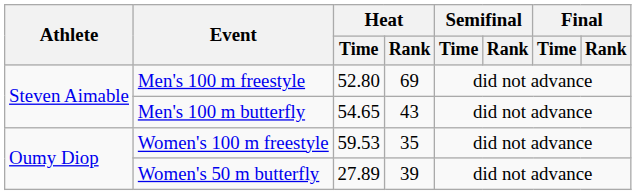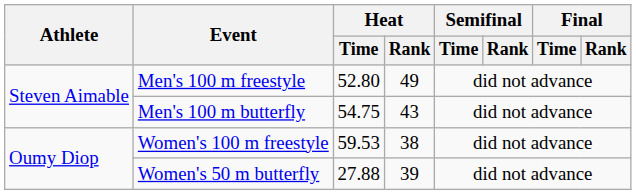(410, 80) 69 -> (410, 80) 49
(359, 112) 54.65 -> (359, 112) 54.75
(410, 143) 35 -> (410, 143) 38
(359, 174) 27.89 -> (359, 174) 27.88
